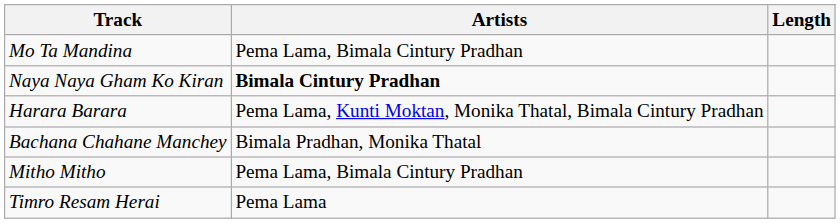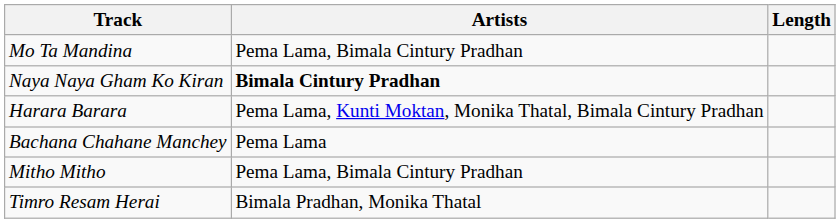(358, 141) Bimala Pradhan, Monika Thatal -> (281, 141) Pema Lama
(281, 202) Pema Lama -> (358, 202) Bimala Pradhan, Monika Thatal
